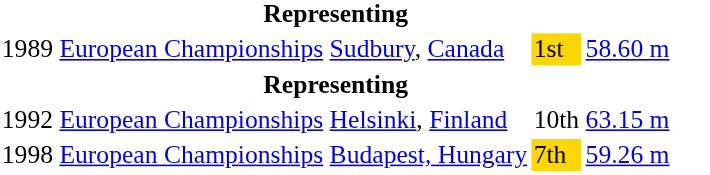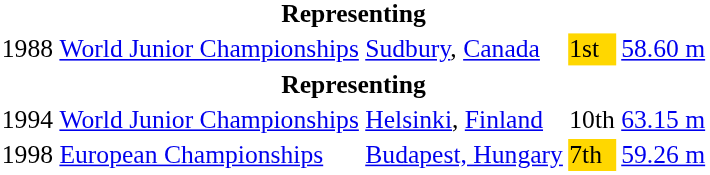(27, 49) 1989 -> (27, 49) 1988
(191, 49) European Championships -> (209, 49) World Junior Championships
(27, 119) 1992 -> (27, 119) 1994
(191, 119) European Championships -> (209, 119) World Junior Championships
